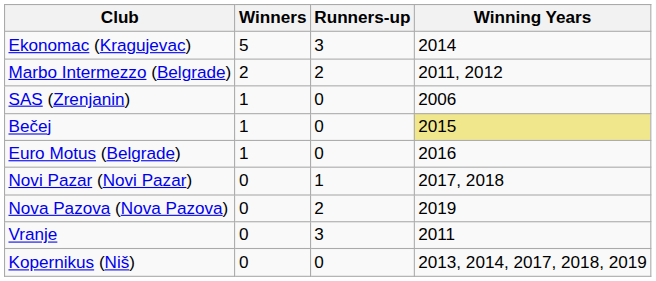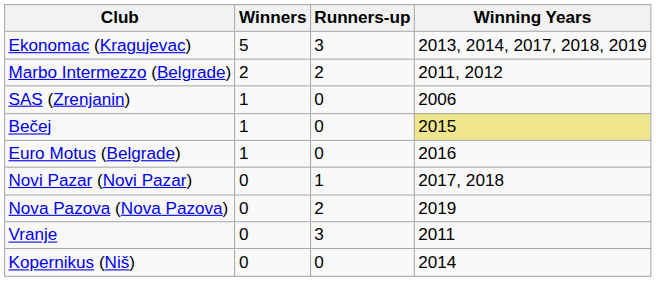(437, 45) 2014 -> (533, 45) 2013, 2014, 2017, 2018, 2019
(533, 262) 2013, 2014, 2017, 2018, 2019 -> (437, 262) 2014
